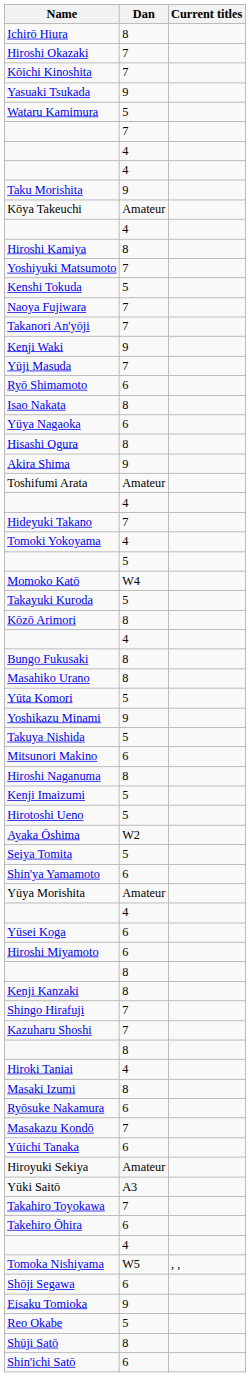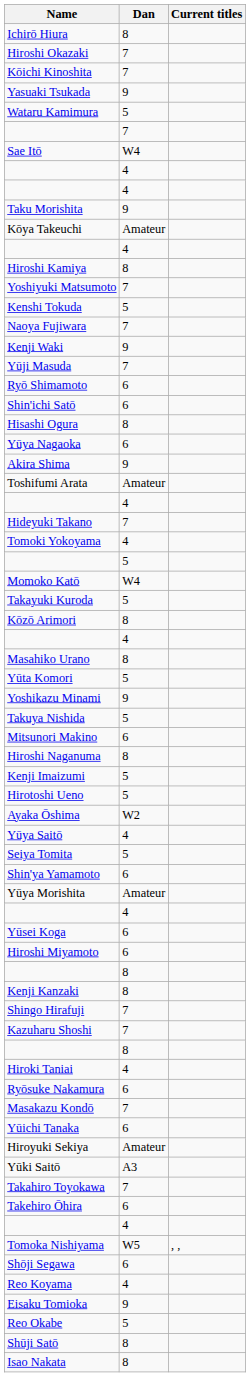+ row: (25, 151)
- row: (48, 326)
rows swapped: (36, 405) <-> (41, 1362)
rows swapped: (44, 424) <-> (43, 444)
- row: (48, 659)
+ row: (35, 834)
- row: (41, 1088)
+ row: (40, 1284)
